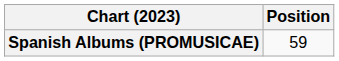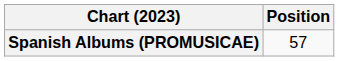(298, 42) 59 -> (298, 42) 57
